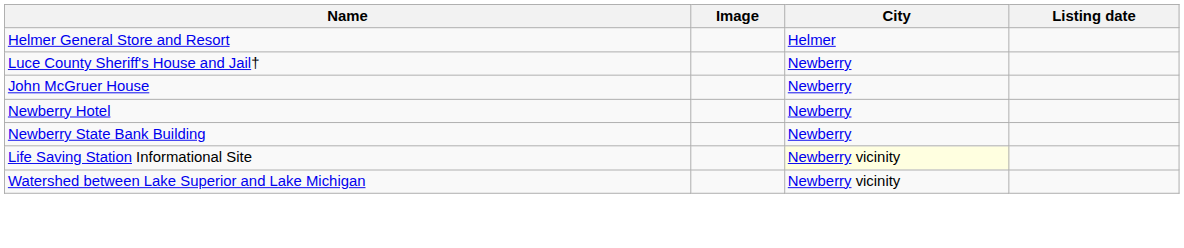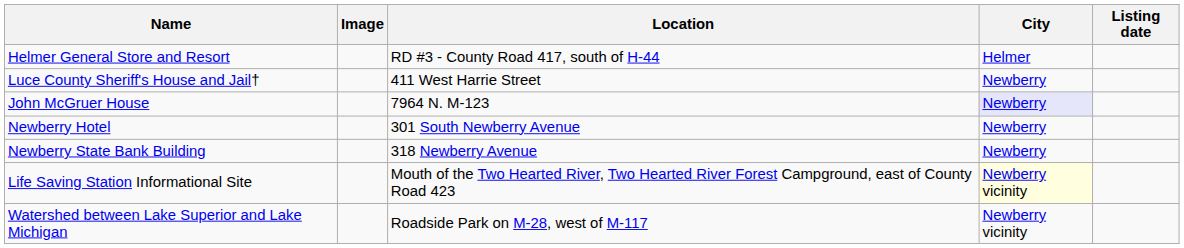+ column: (683, 24)
(820, 87) no background -> (1014, 103) lavender background
